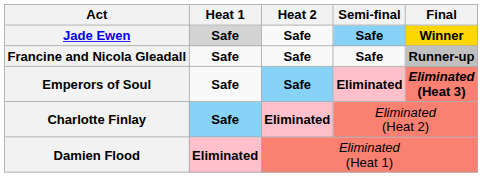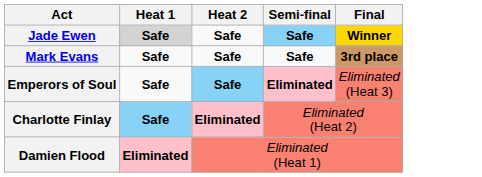- row: (97, 56)
+ row: (62, 56)
(442, 84) bold -> (369, 84) normal
